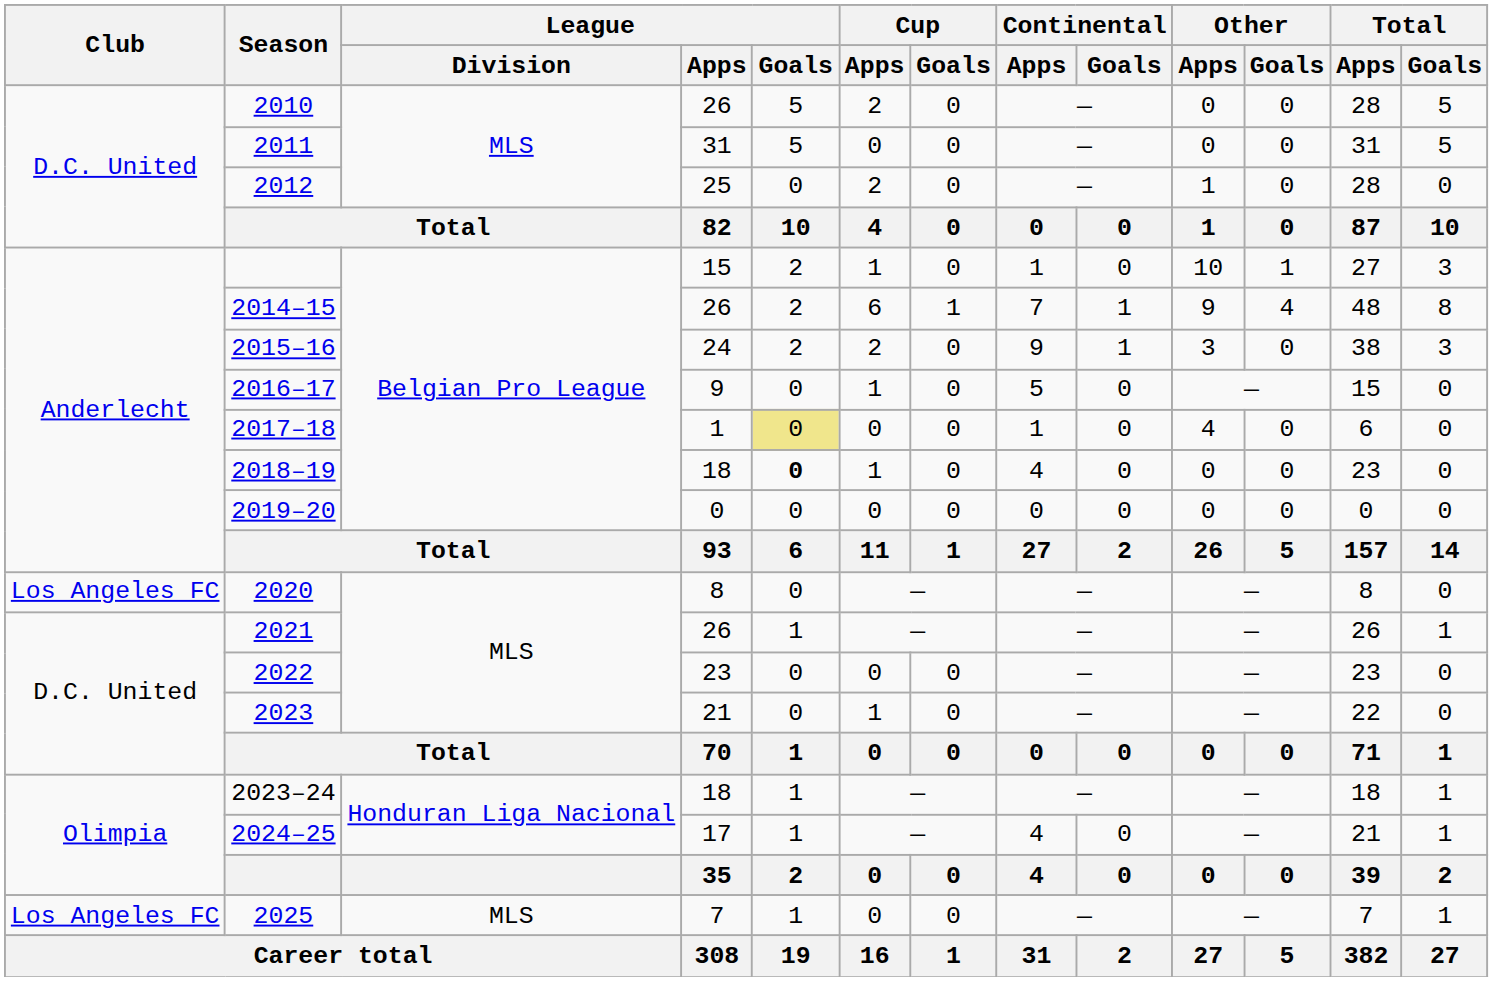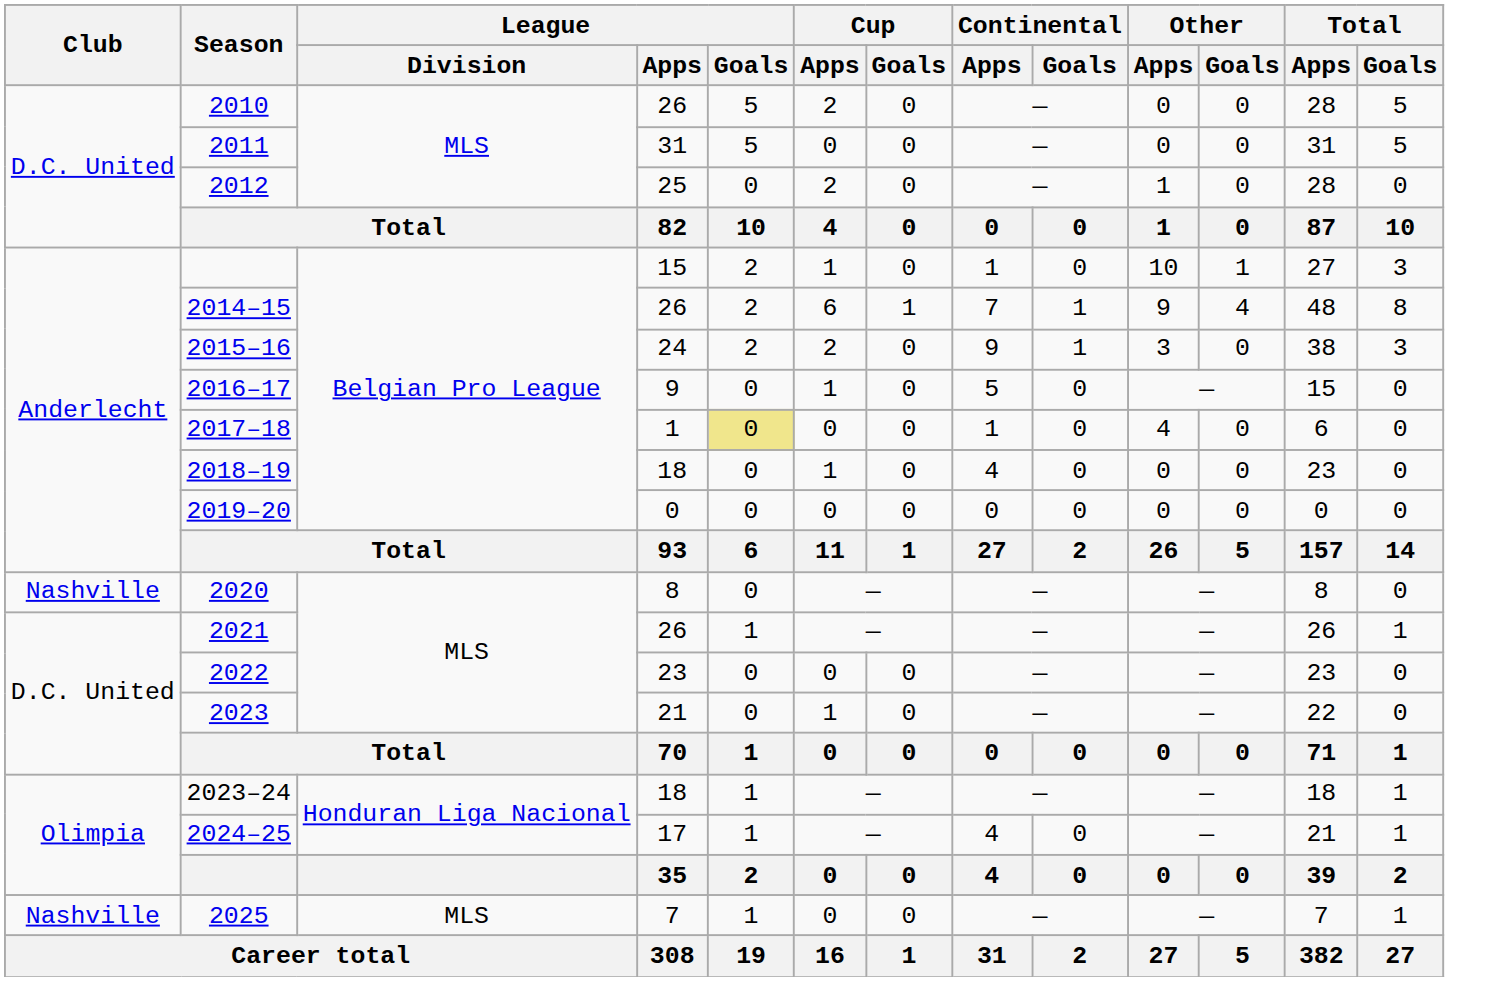(796, 470) bold -> (751, 470) normal
(115, 592) Los Angeles FC -> (93, 592) Nashville
(115, 915) Los Angeles FC -> (93, 915) Nashville
